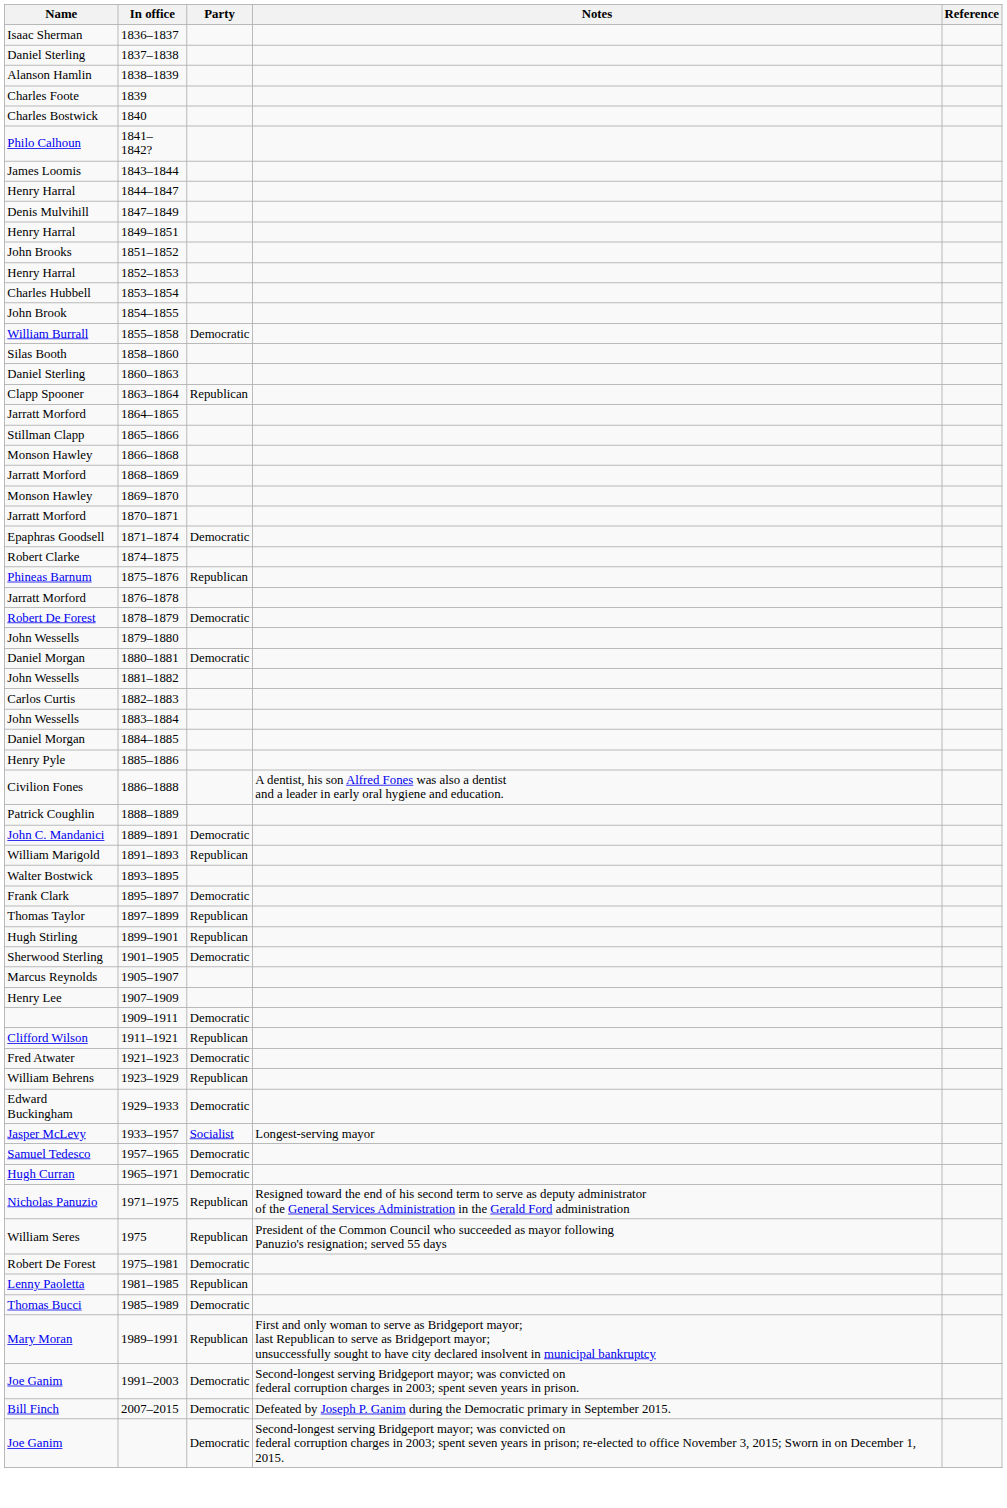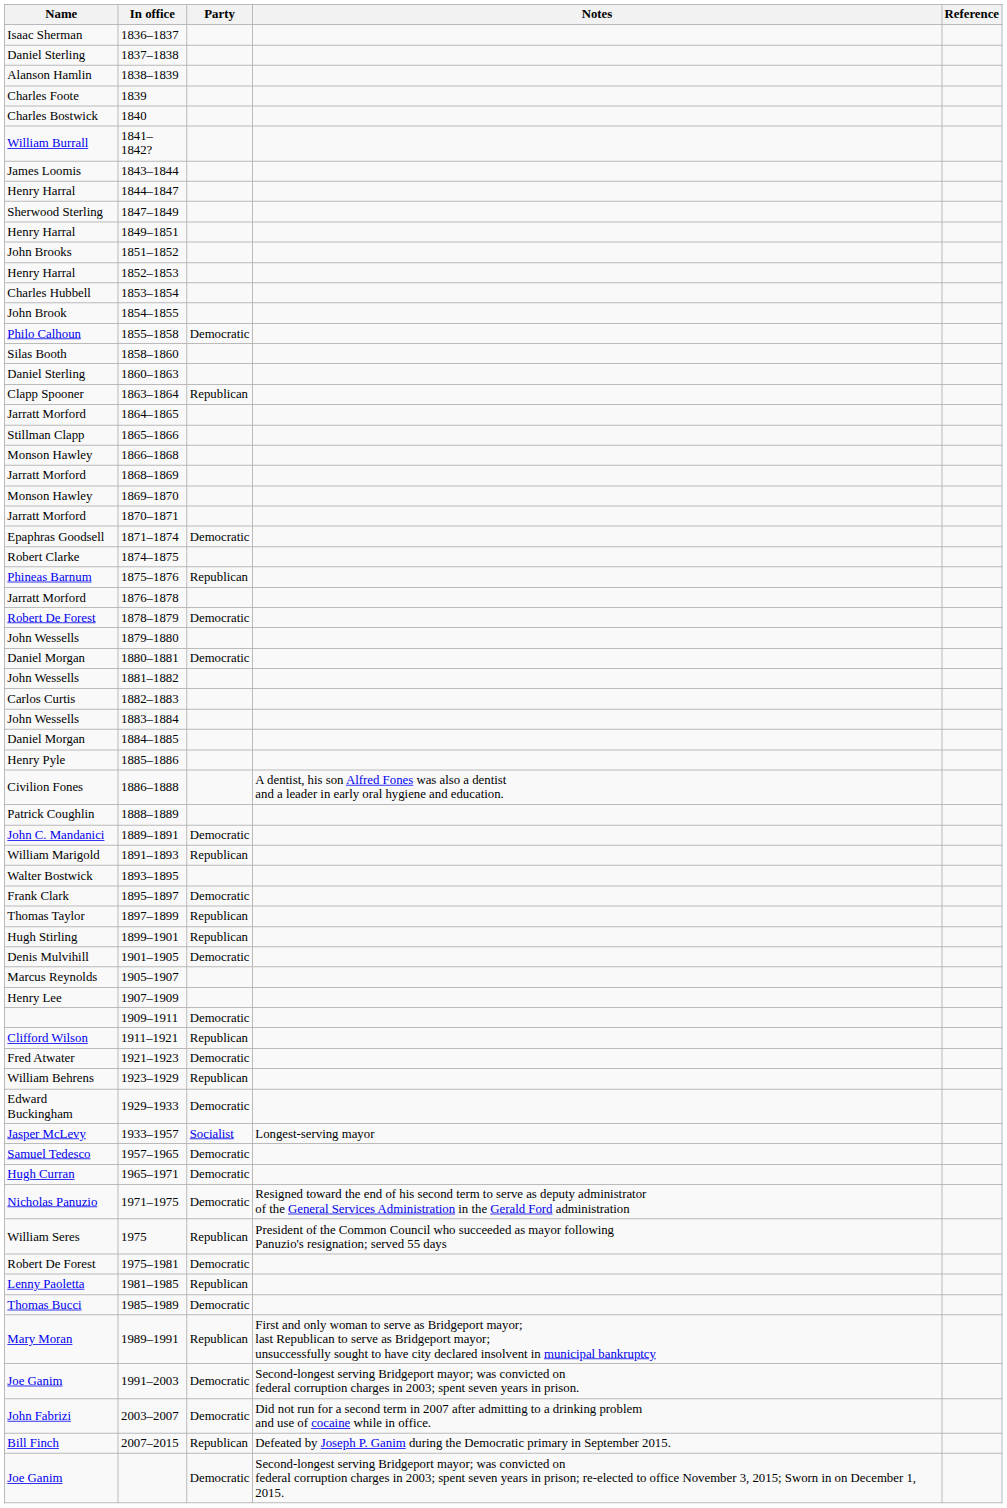(44, 143) Philo Calhoun -> (48, 143) William Burrall
(48, 211) Denis Mulvihill -> (55, 211) Sherwood Sterling
(48, 333) William Burrall -> (44, 333) Philo Calhoun
(55, 956) Sherwood Sterling -> (48, 956) Denis Mulvihill
(219, 1201) Republican -> (220, 1201) Democratic
+ row: (150, 1415)
(220, 1408) Democratic -> (219, 1443) Republican
